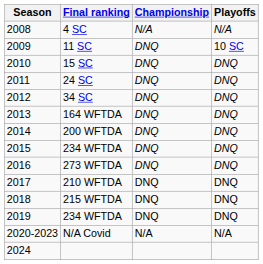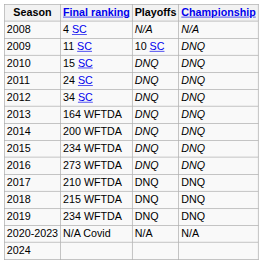columns swapped: (235, 13) <-> (172, 13)
